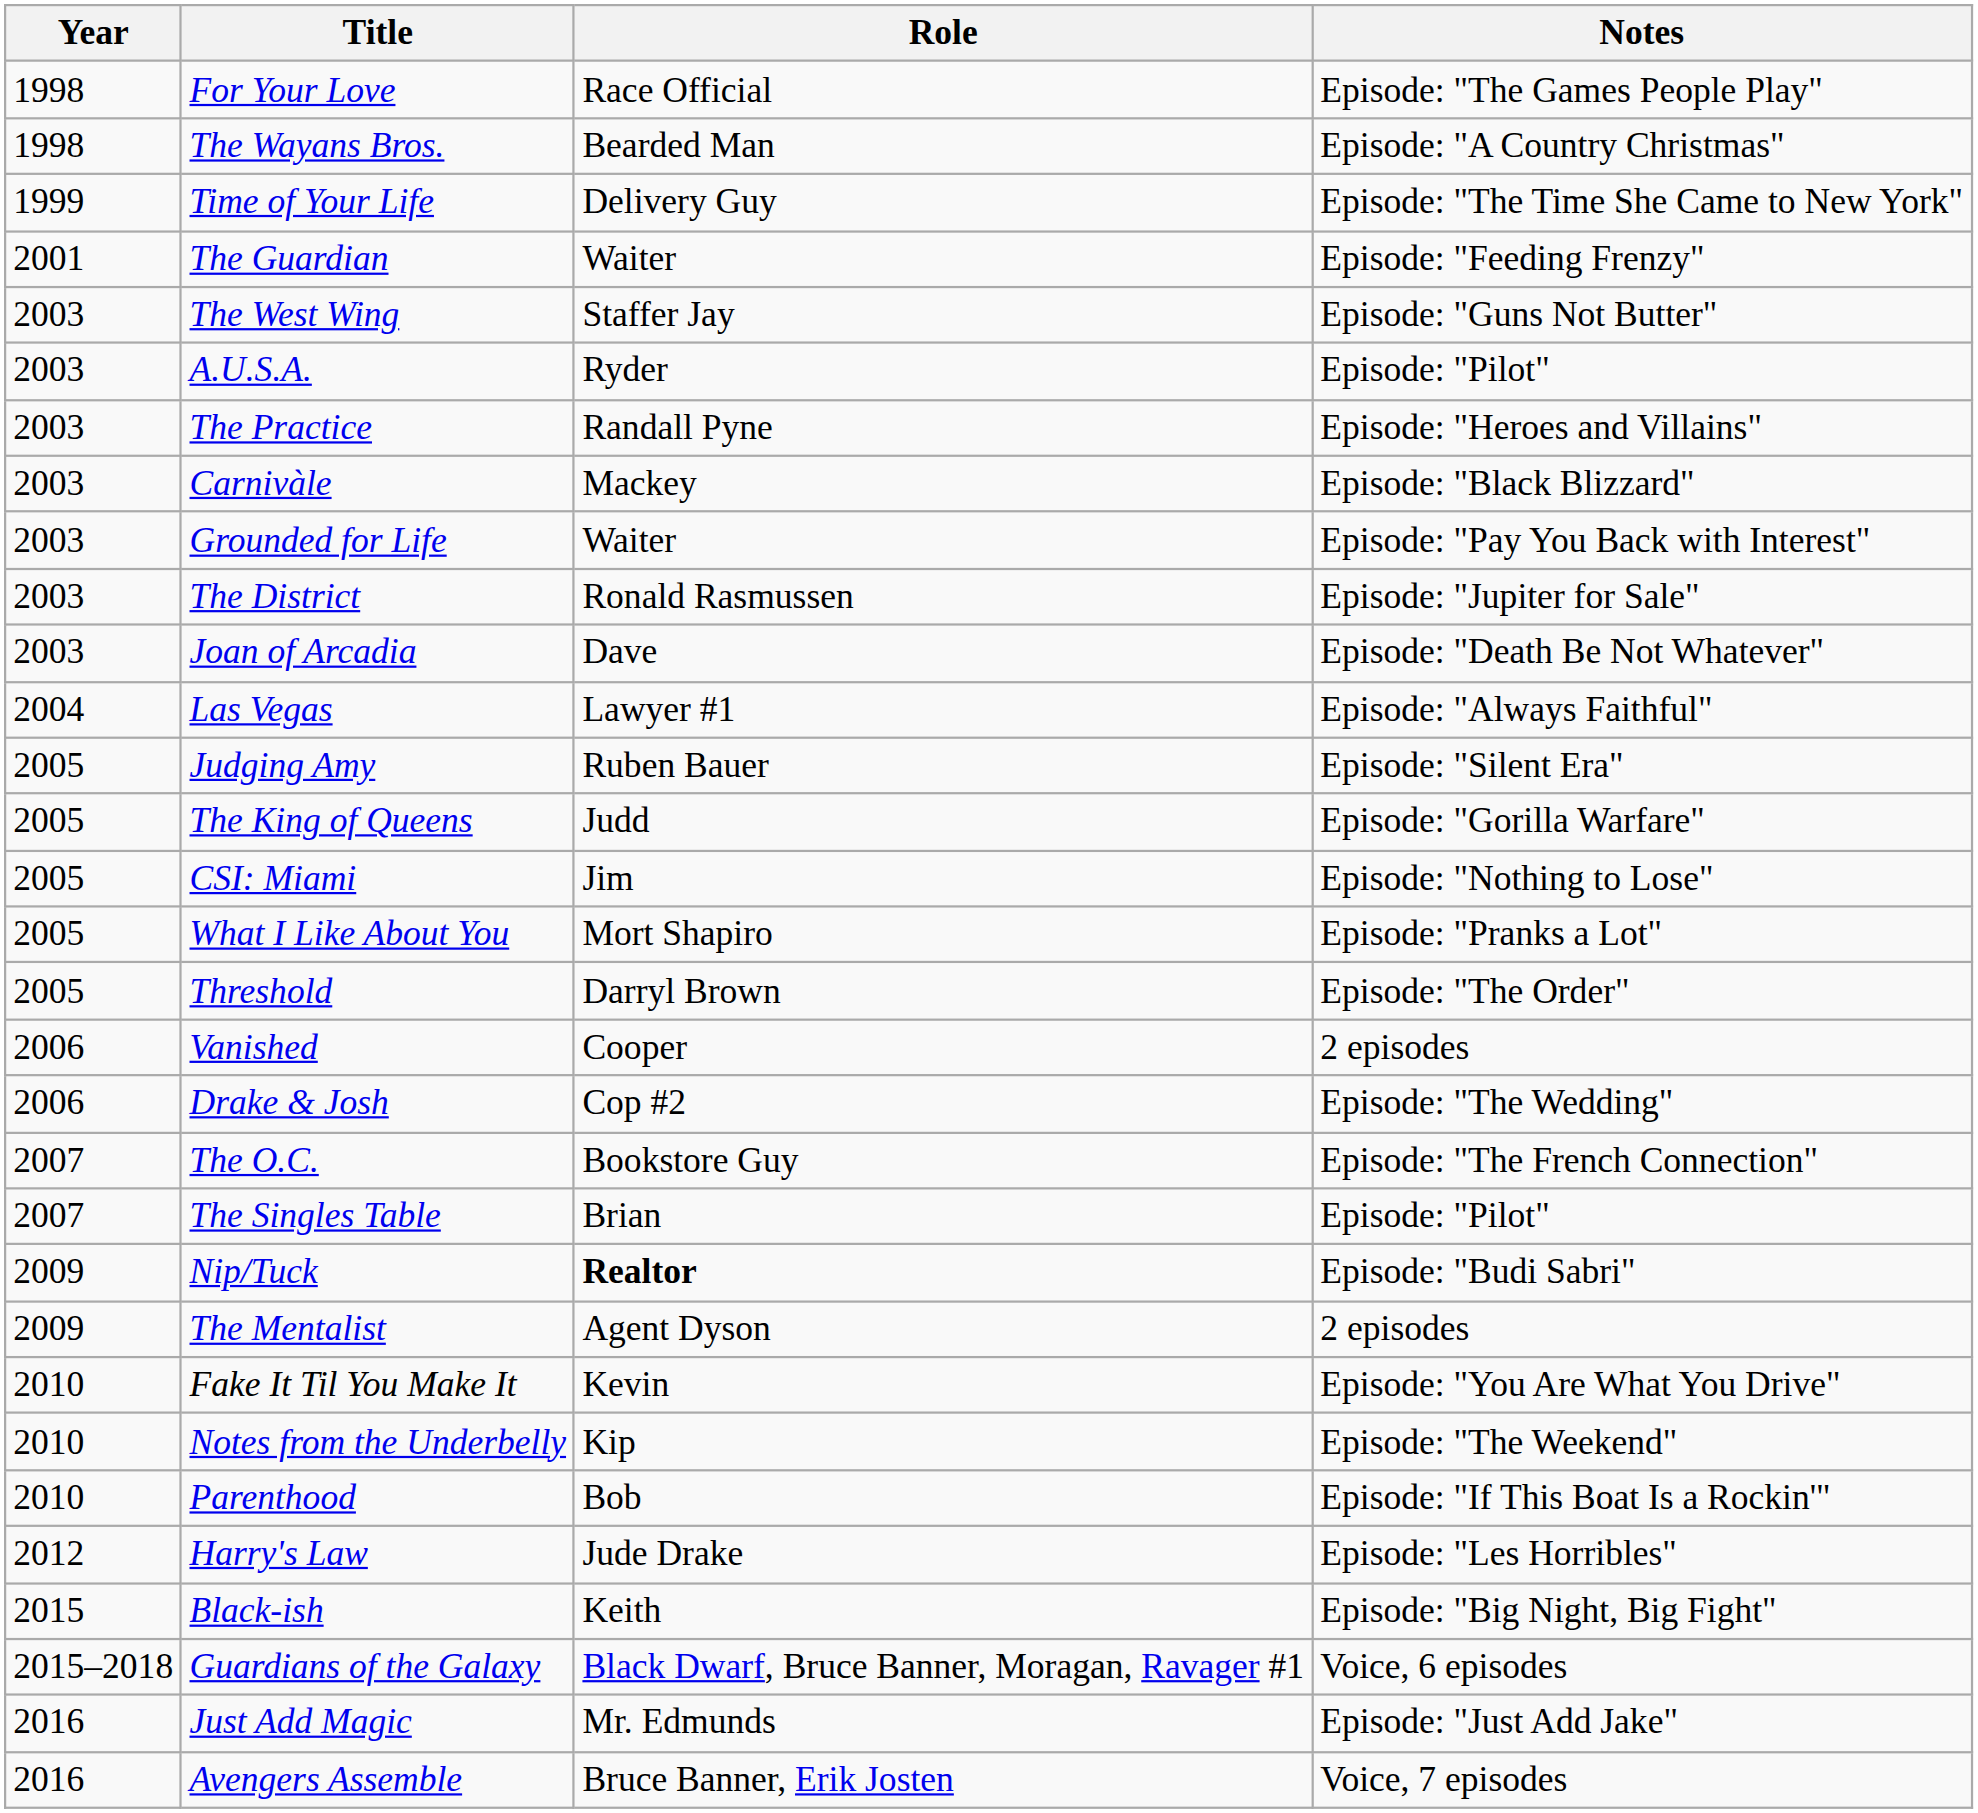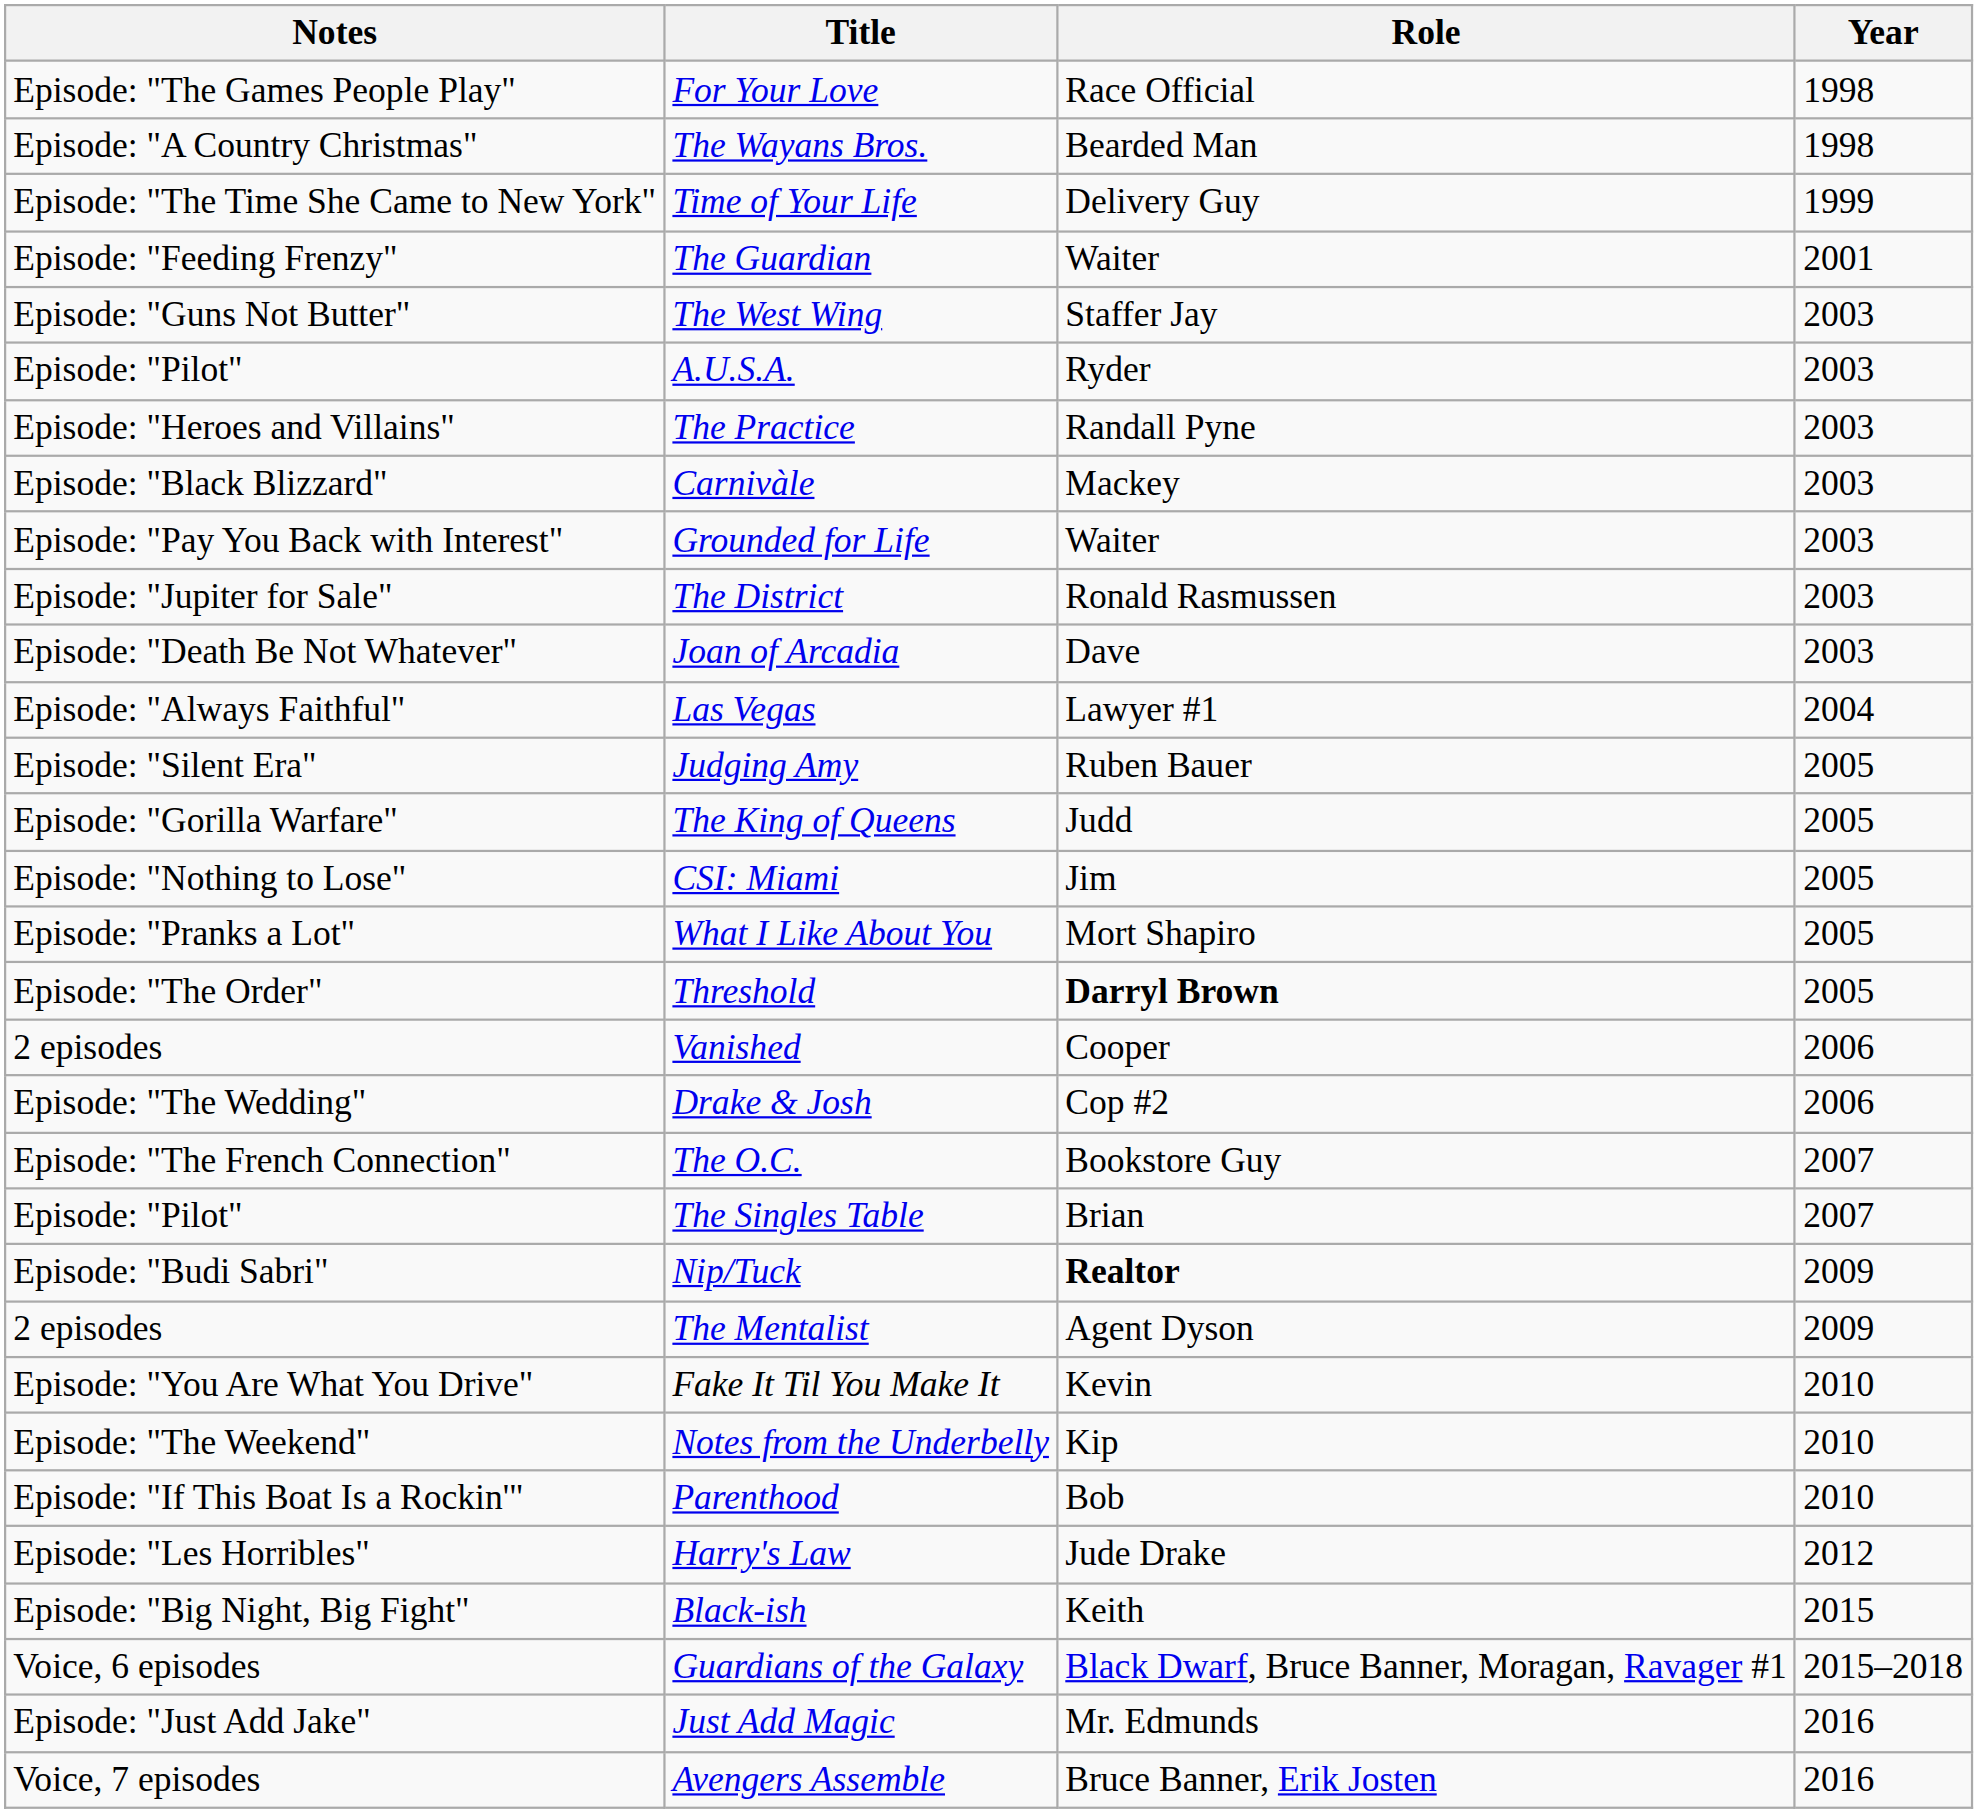columns swapped: (93, 32) <-> (1642, 32)
(682, 990) normal -> (1172, 990) bold
